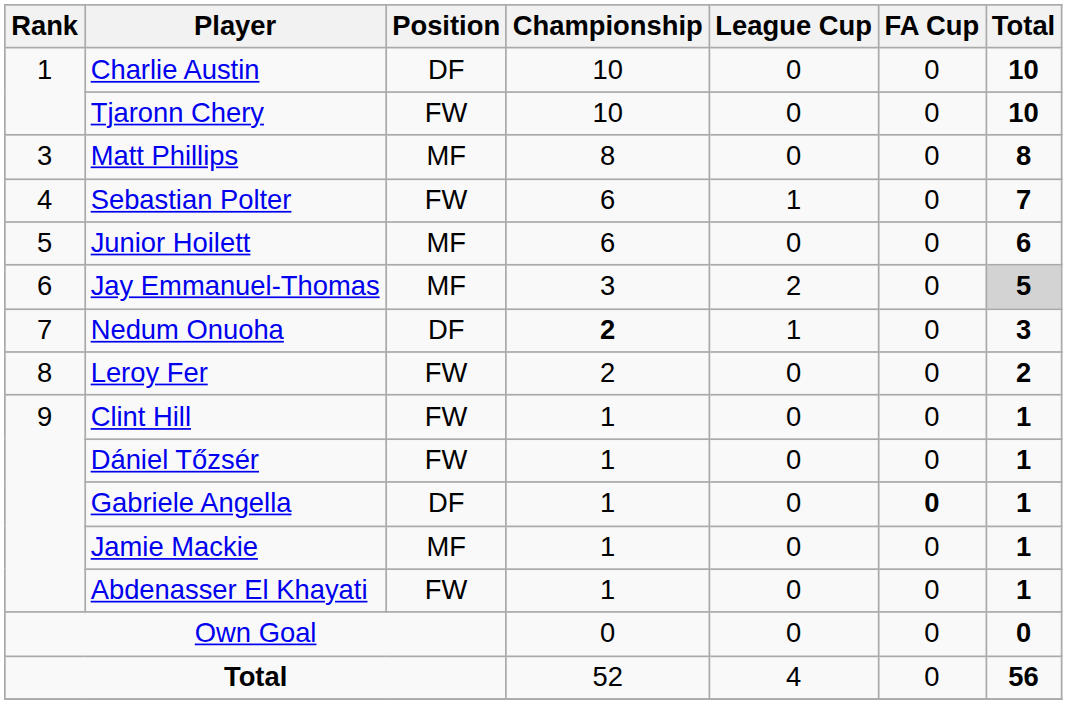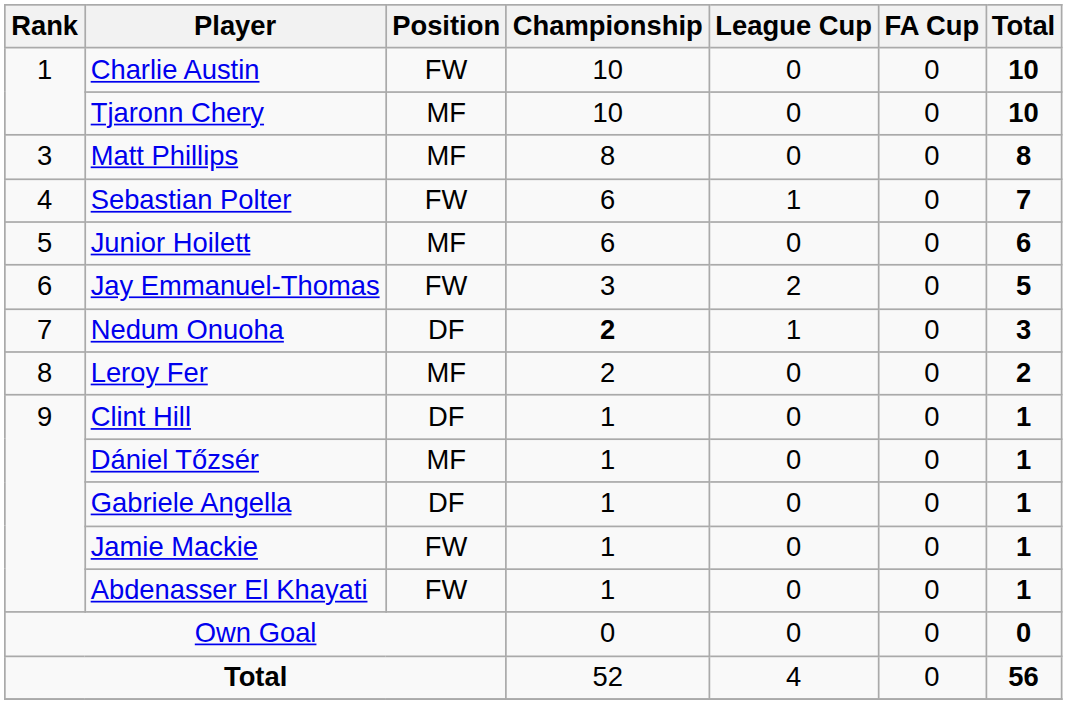(446, 69) DF -> (446, 69) FW
(446, 112) FW -> (446, 112) MF
(446, 286) MF -> (446, 286) FW
(1024, 286) lightgrey background -> (1024, 286) no background
(446, 373) FW -> (446, 373) MF
(446, 416) FW -> (446, 416) DF
(446, 460) FW -> (446, 460) MF
(932, 503) bold -> (932, 503) normal
(446, 546) MF -> (446, 546) FW
